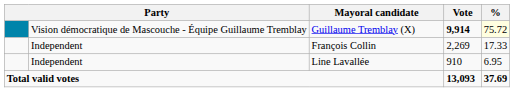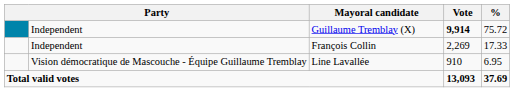(169, 29) Vision démocratique de Mascouche - Équipe Guillaume Tremblay -> (57, 29) Independent
(495, 29) lightyellow background -> (495, 29) no background
(57, 62) Independent -> (169, 62) Vision démocratique de Mascouche - Équipe Guillaume Tremblay
